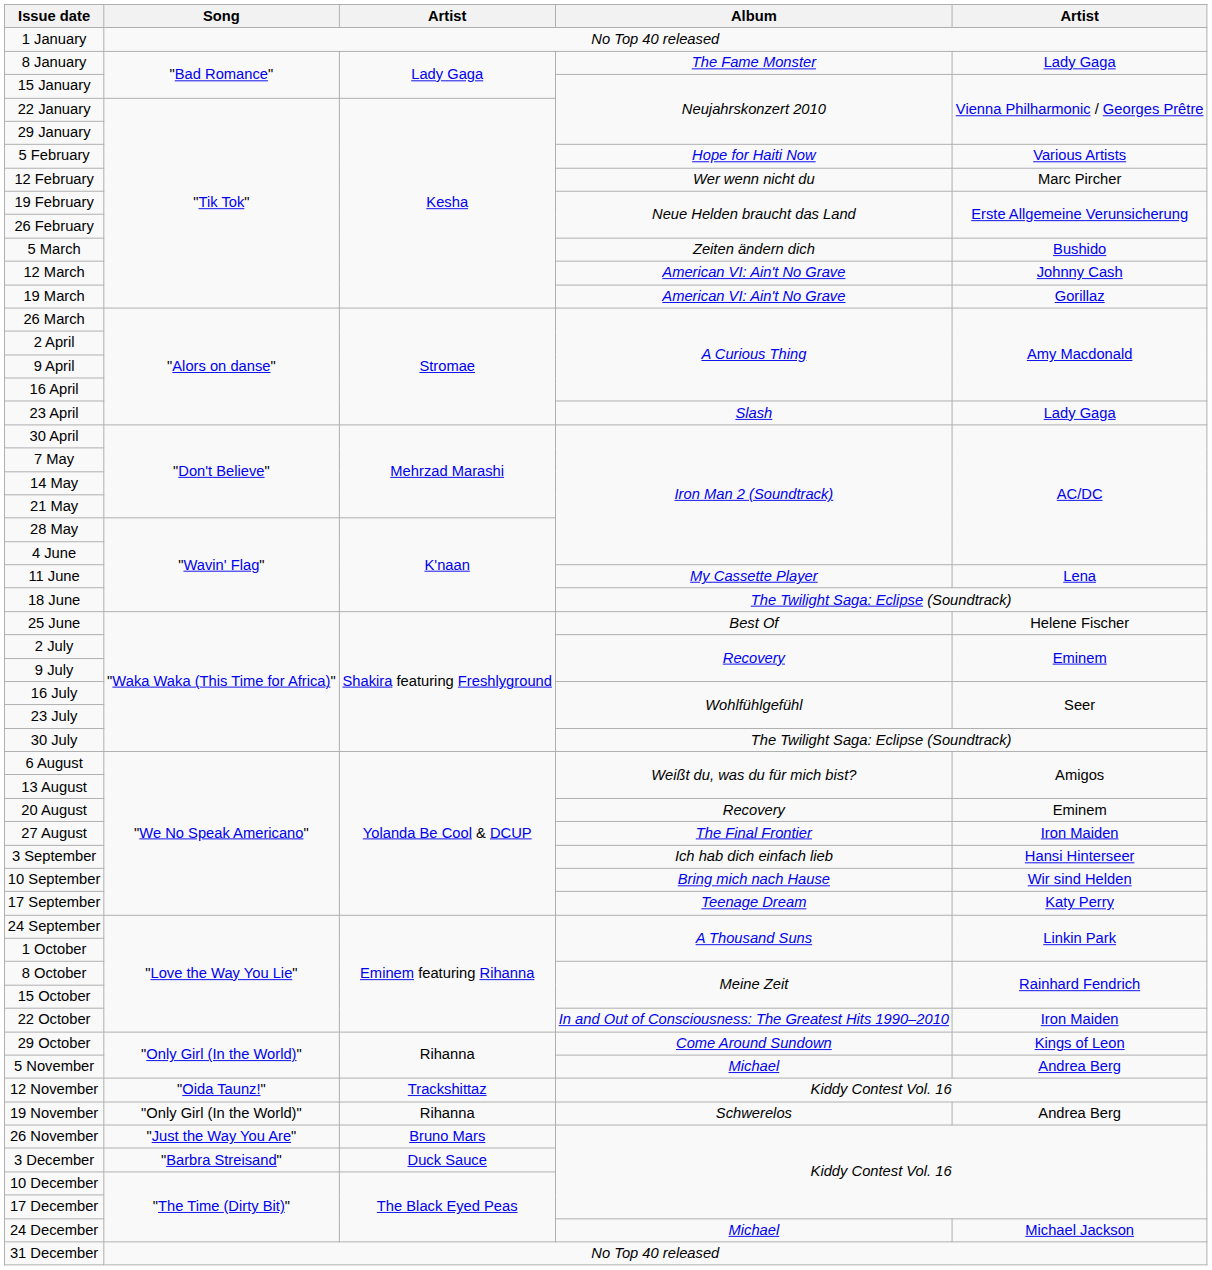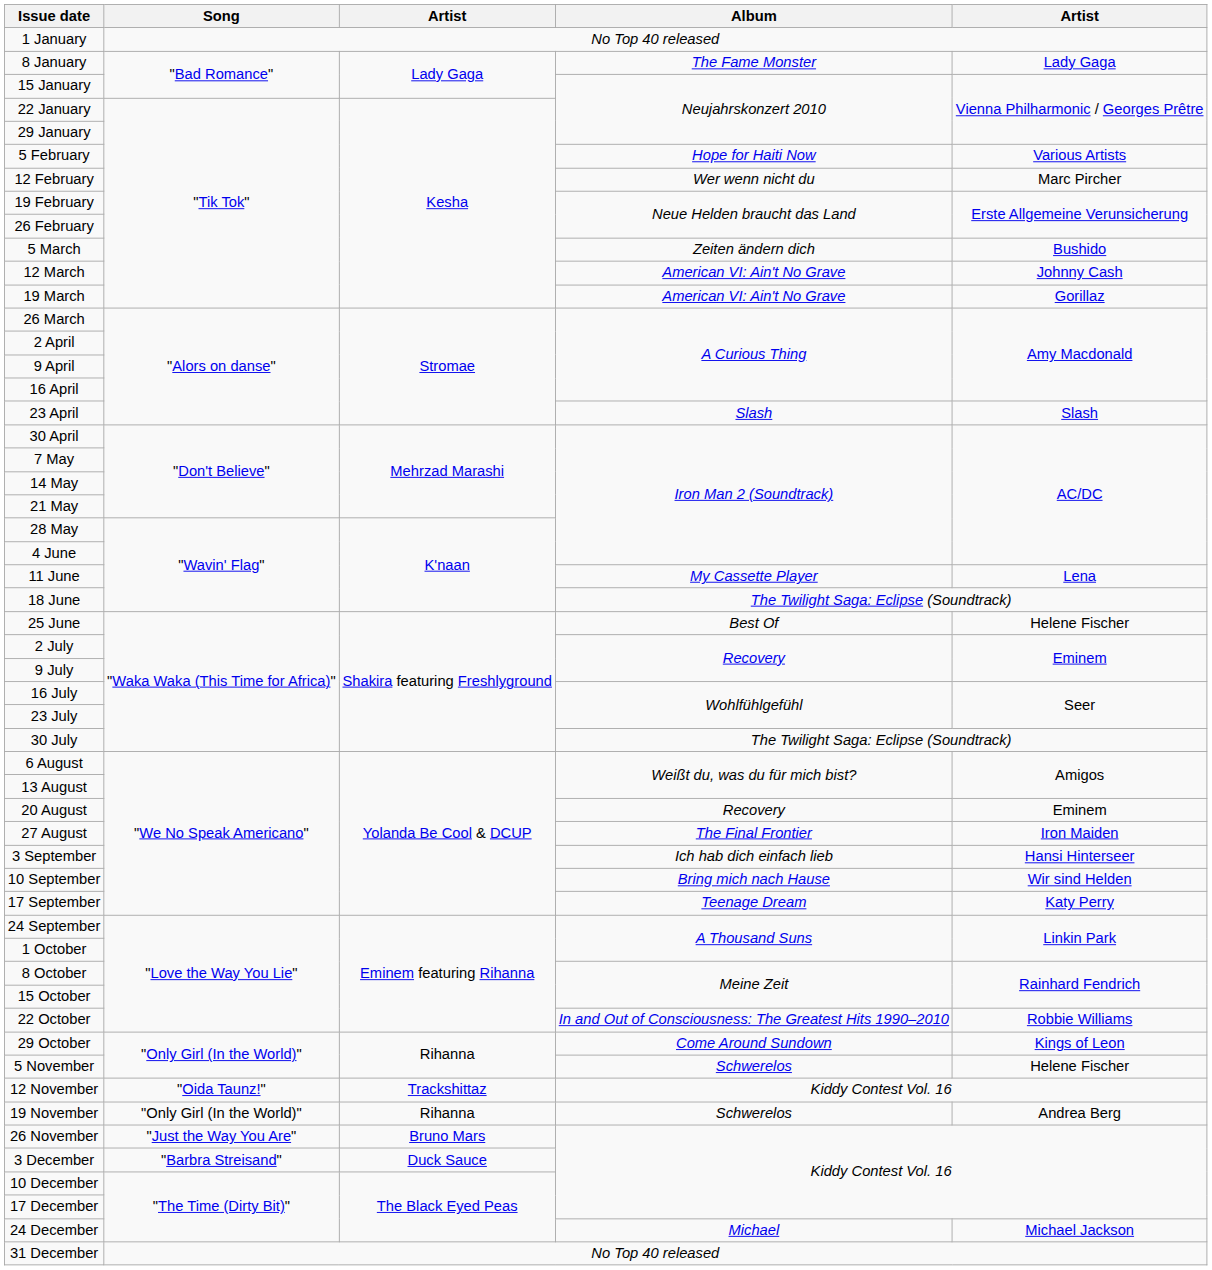(1080, 413) Lady Gaga -> (1080, 413) Slash
(1080, 1020) Iron Maiden -> (1080, 1020) Robbie Williams
(754, 1066) Michael -> (754, 1066) Schwerelos
(1080, 1066) Andrea Berg -> (1080, 1066) Helene Fischer
